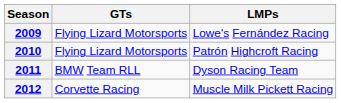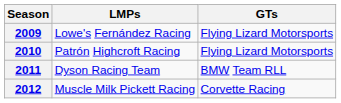columns swapped: (263, 14) <-> (121, 14)
